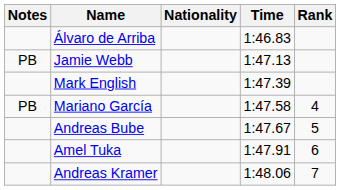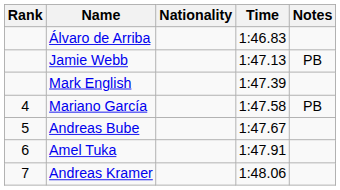columns swapped: (315, 15) <-> (28, 15)
